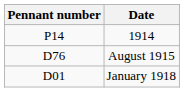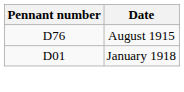- row: (141, 35)
